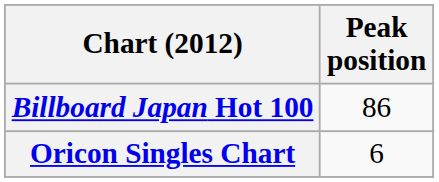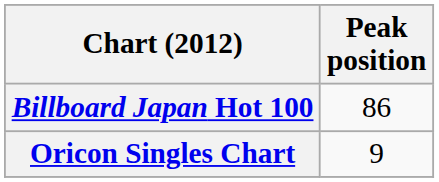(377, 153) 6 -> (377, 153) 9
